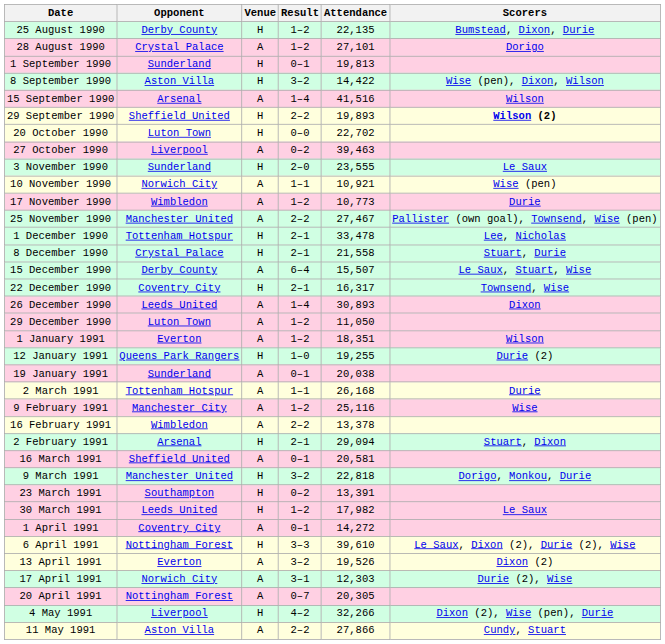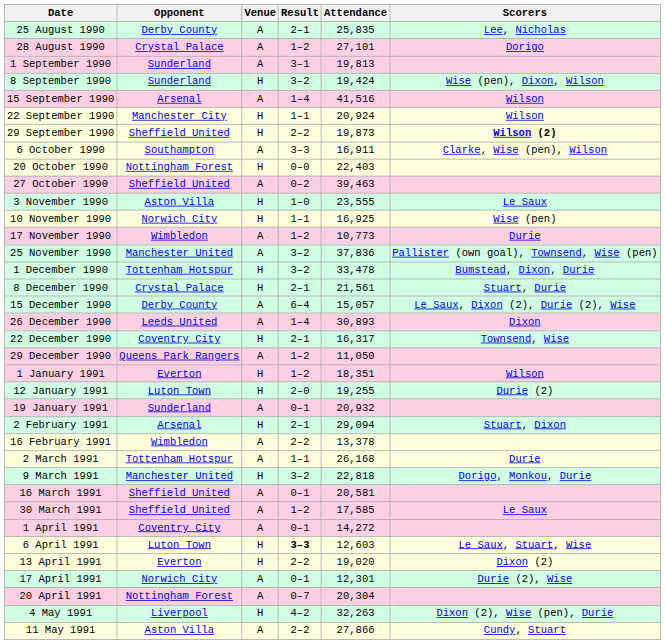(260, 30) H -> (260, 30) A
(300, 30) 1–2 -> (300, 30) 2–1
(356, 30) 22,135 -> (356, 30) 25,835
(525, 30) Bumstead, Dixon, Durie -> (525, 30) Lee, Nicholas
(260, 64) H -> (260, 64) A
(300, 64) 0–1 -> (300, 64) 3–1
(179, 82) Aston Villa -> (179, 82) Sunderland
(356, 82) 14,422 -> (356, 82) 19,424
+ row: (61, 116)
(356, 116) 19,893 -> (356, 133) 19,873
+ row: (61, 150)
(179, 133) Luton Town -> (179, 167) Nottingham Forest
(356, 133) 22,702 -> (356, 167) 22,403
(179, 150) Liverpool -> (179, 185) Sheffield United
(179, 167) Sunderland -> (179, 202) Aston Villa
(300, 167) 2–0 -> (300, 202) 1–0
(260, 185) A -> (260, 219) H
(356, 185) 10,921 -> (356, 219) 16,925
(300, 219) 2–2 -> (300, 253) 3–2
(356, 219) 27,467 -> (356, 253) 37,836
(300, 236) 2–1 -> (300, 270) 3–2
(525, 236) Lee, Nicholas -> (525, 270) Bumstead, Dixon, Durie
(356, 253) 21,558 -> (356, 288) 21,561
(356, 270) 15,507 -> (356, 305) 15,057
(525, 270) Le Saux, Stuart, Wise -> (525, 305) Le Saux, Dixon (2), Durie (2), Wise
rows swapped: (61, 288) <-> (61, 305)
(179, 322) Luton Town -> (179, 356) Queens Park Rangers
(260, 339) A -> (260, 373) H
(179, 356) Queens Park Rangers -> (179, 391) Luton Town
(300, 356) 1–0 -> (300, 391) 2–0
(356, 373) 20,038 -> (356, 408) 20,932
rows swapped: (61, 442) <-> (61, 391)
- row: (61, 408)
rows swapped: (61, 476) <-> (61, 459)
- row: (61, 494)
(179, 511) Leeds United -> (179, 511) Sheffield United
(260, 511) H -> (260, 511) A
(356, 511) 17,982 -> (356, 511) 17,585
(179, 545) Nottingham Forest -> (179, 545) Luton Town
(300, 545) normal -> (300, 545) bold
(356, 545) 39,610 -> (356, 545) 12,603
(525, 545) Le Saux, Dixon (2), Durie (2), Wise -> (525, 545) Le Saux, Stuart, Wise
(260, 562) A -> (260, 562) H
(300, 562) 3–2 -> (300, 562) 2–2
(356, 562) 19,526 -> (356, 562) 19,020
(300, 579) 3–1 -> (300, 579) 0–1
(356, 579) 12,303 -> (356, 579) 12,301
(356, 596) 20,305 -> (356, 596) 20,304
(356, 614) 32,266 -> (356, 614) 32,263
